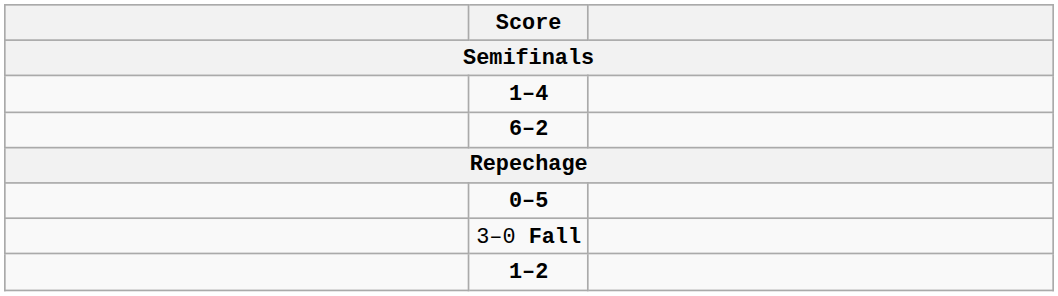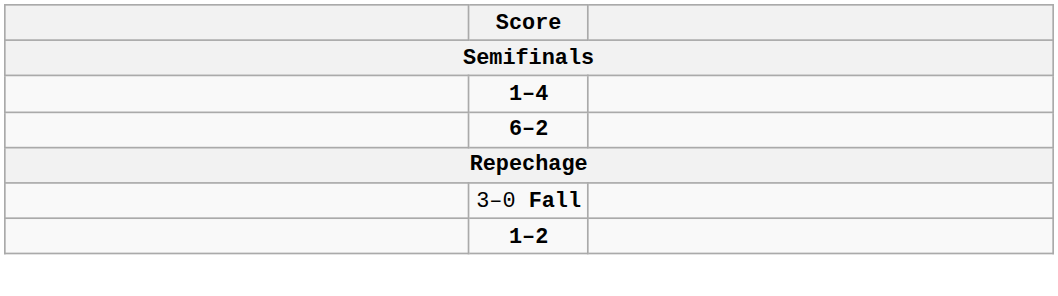- row: (529, 201)
